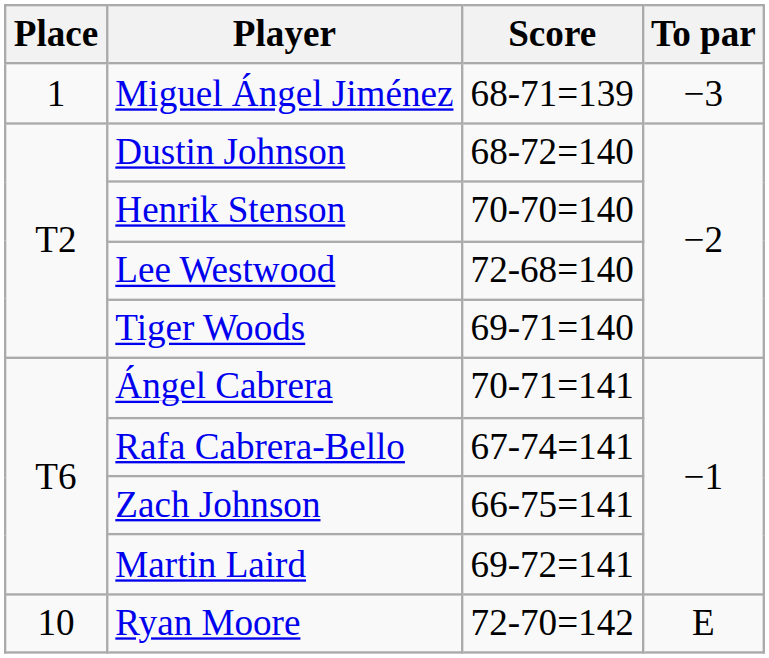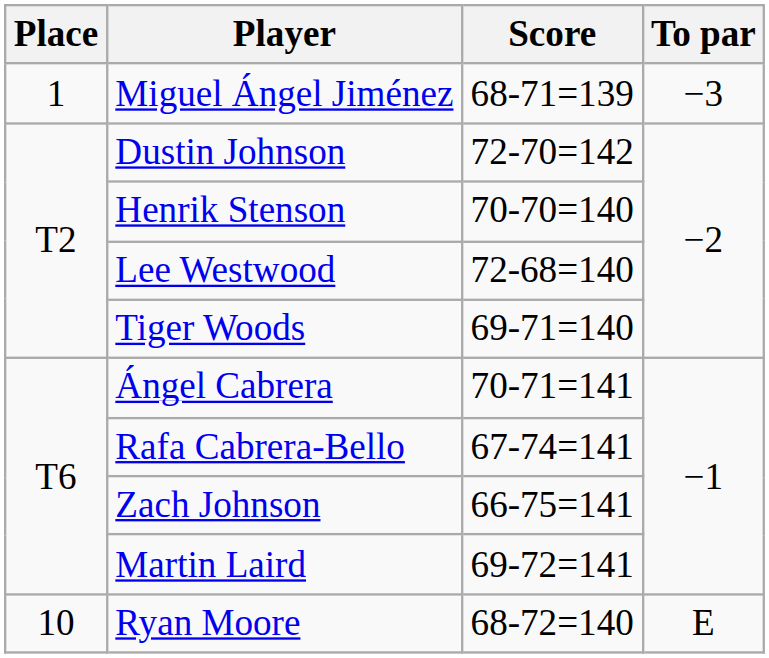(552, 151) 68-72=140 -> (552, 151) 72-70=142
(552, 622) 72-70=142 -> (552, 622) 68-72=140
